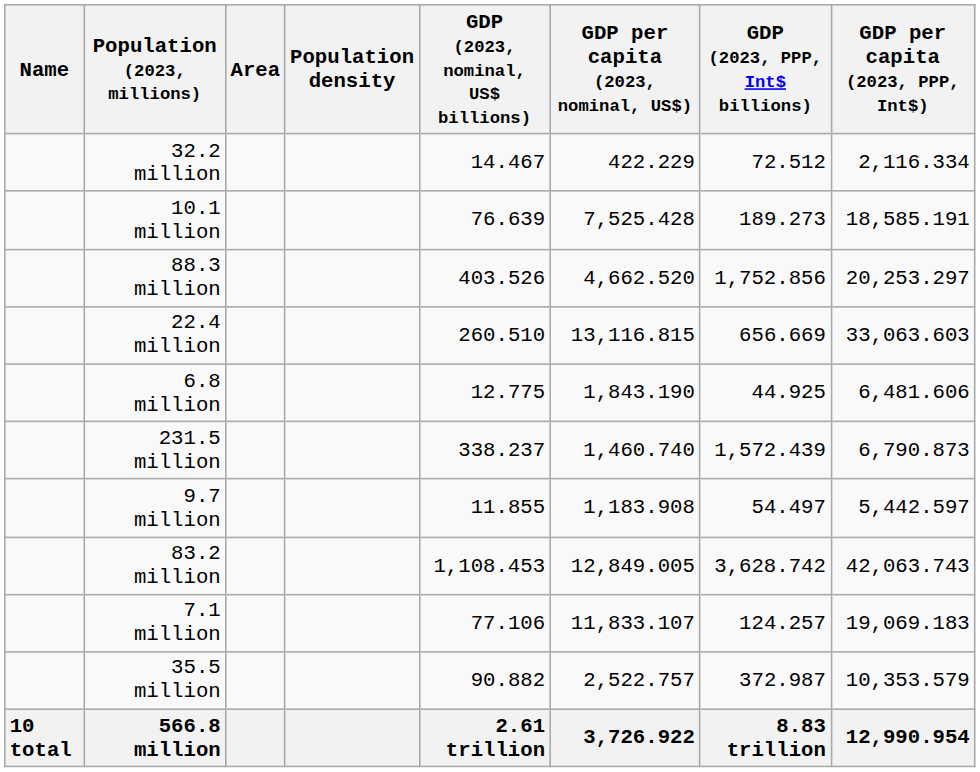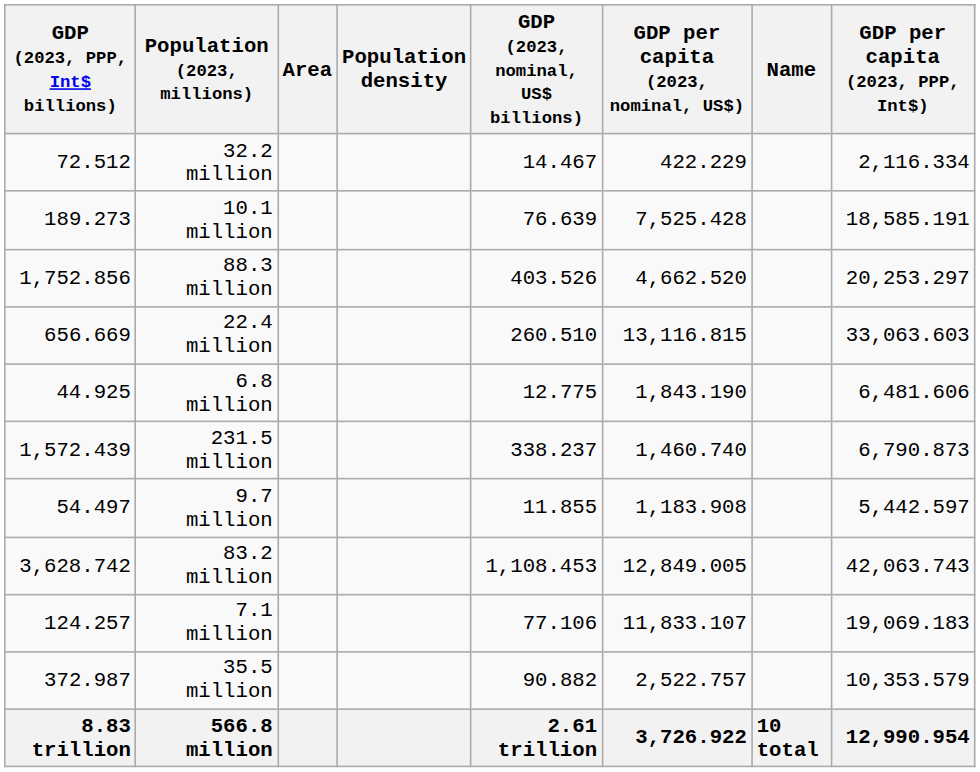columns swapped: (44, 69) <-> (765, 69)
